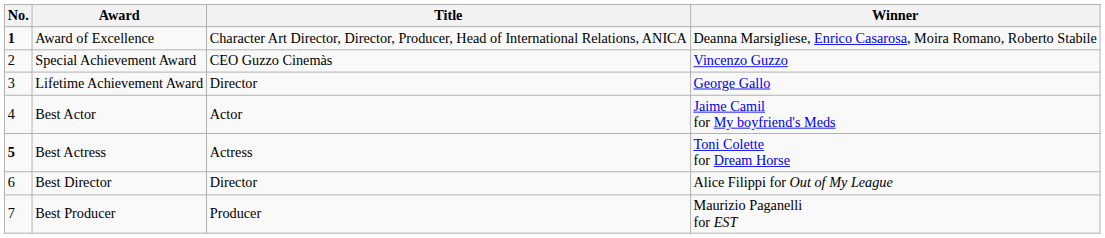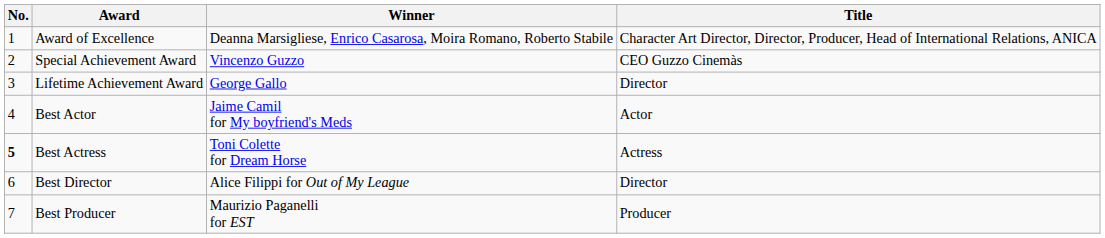columns swapped: (895, 15) <-> (448, 15)
(11, 38) bold -> (11, 38) normal
